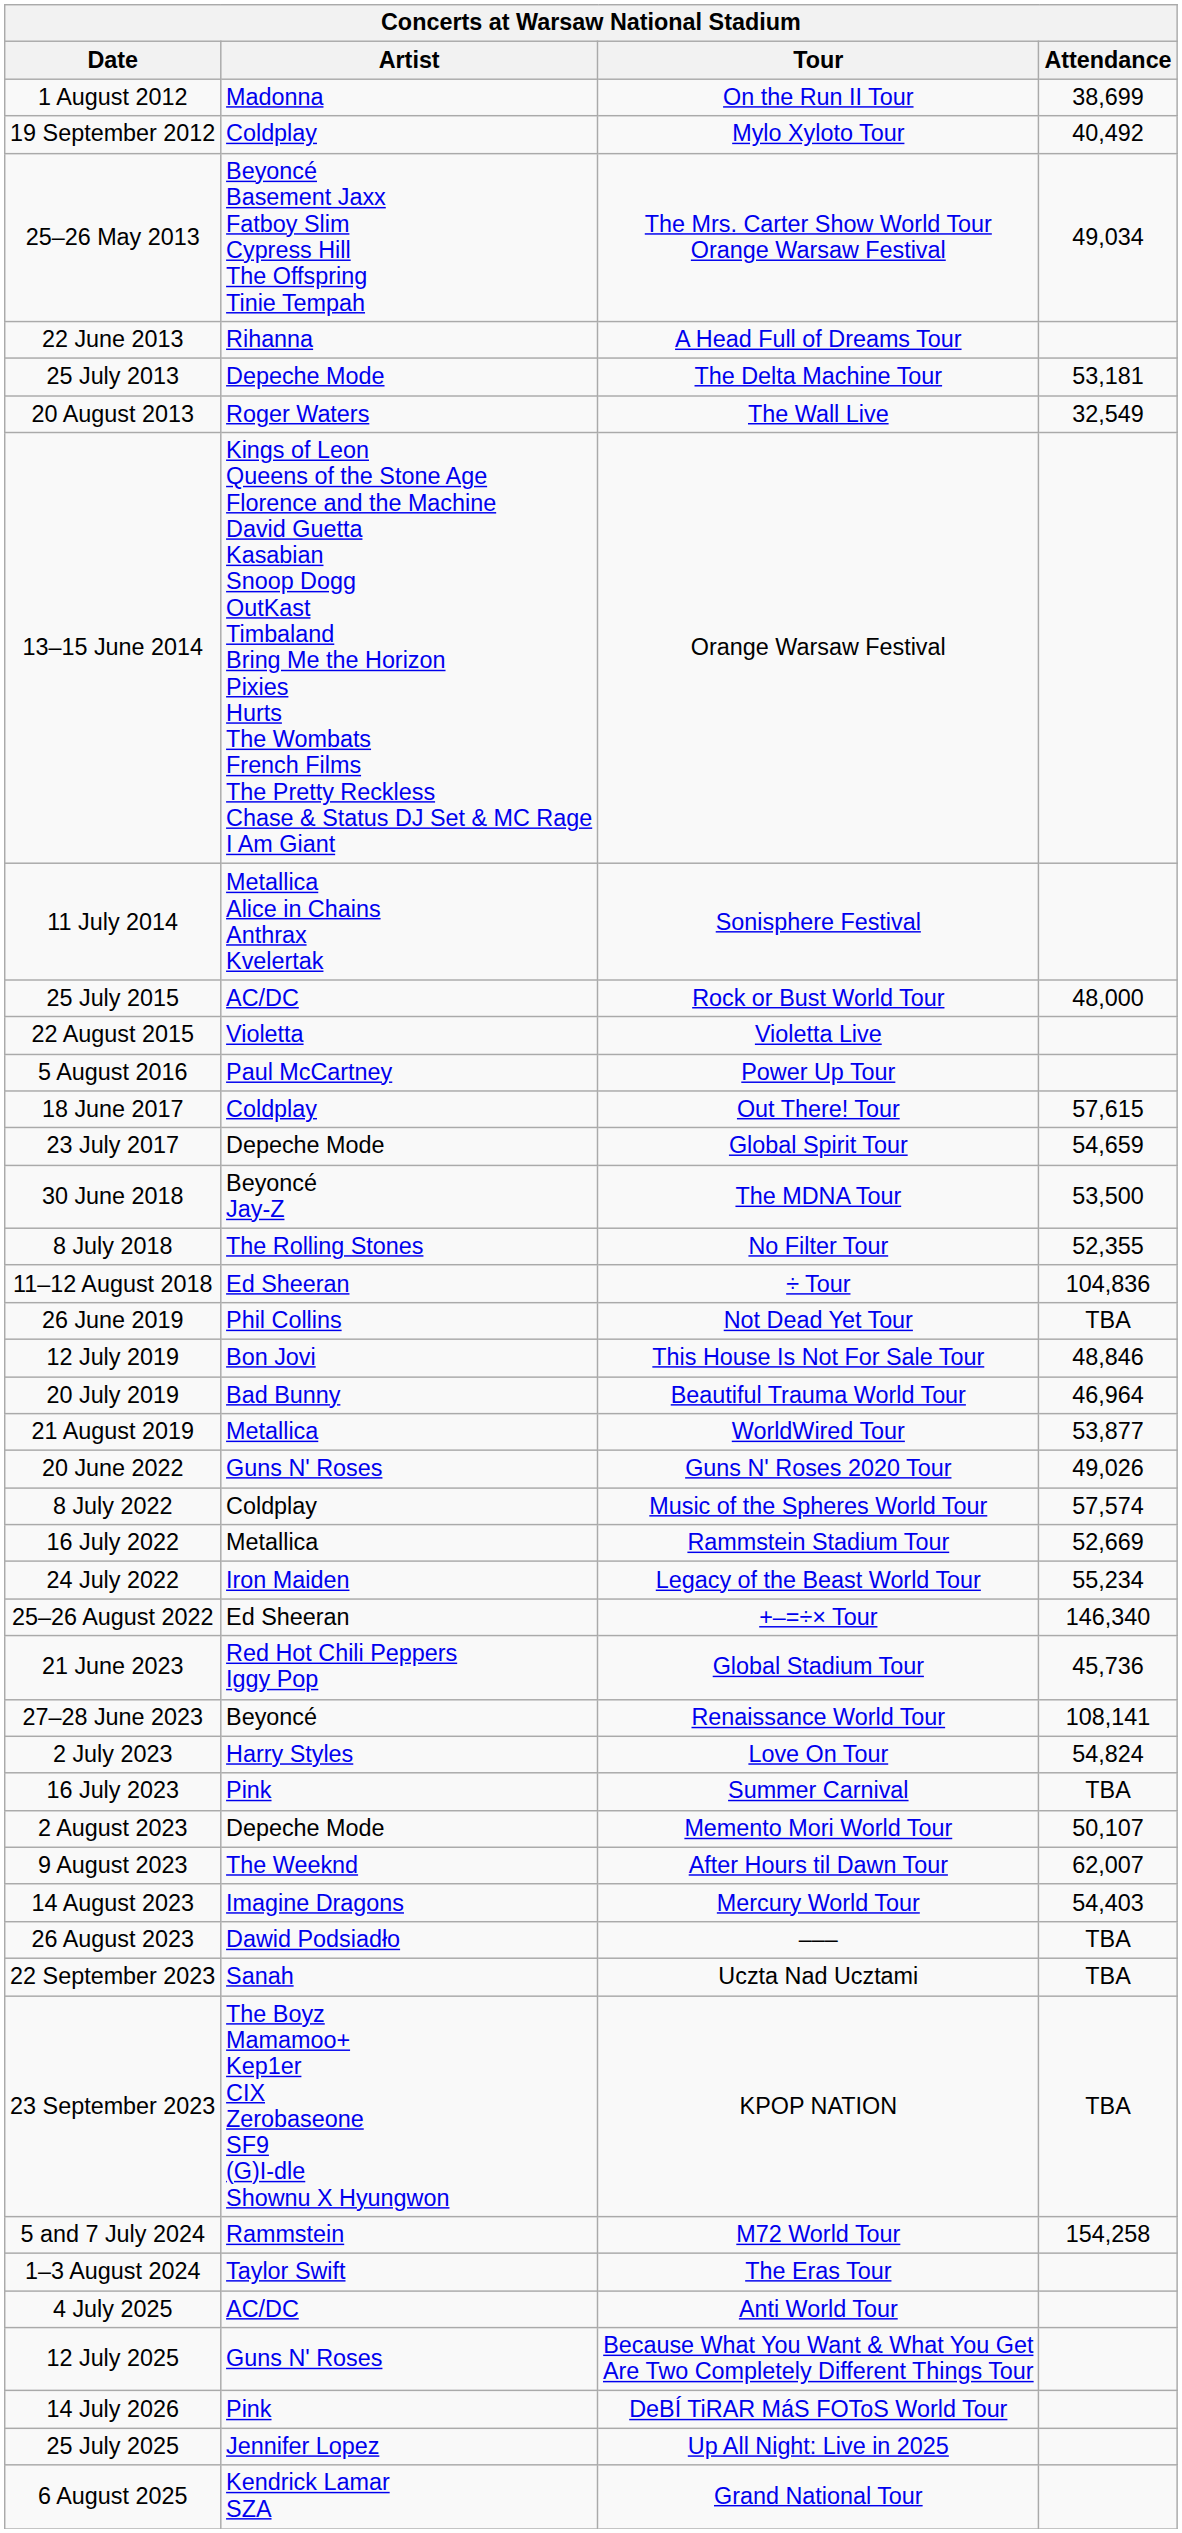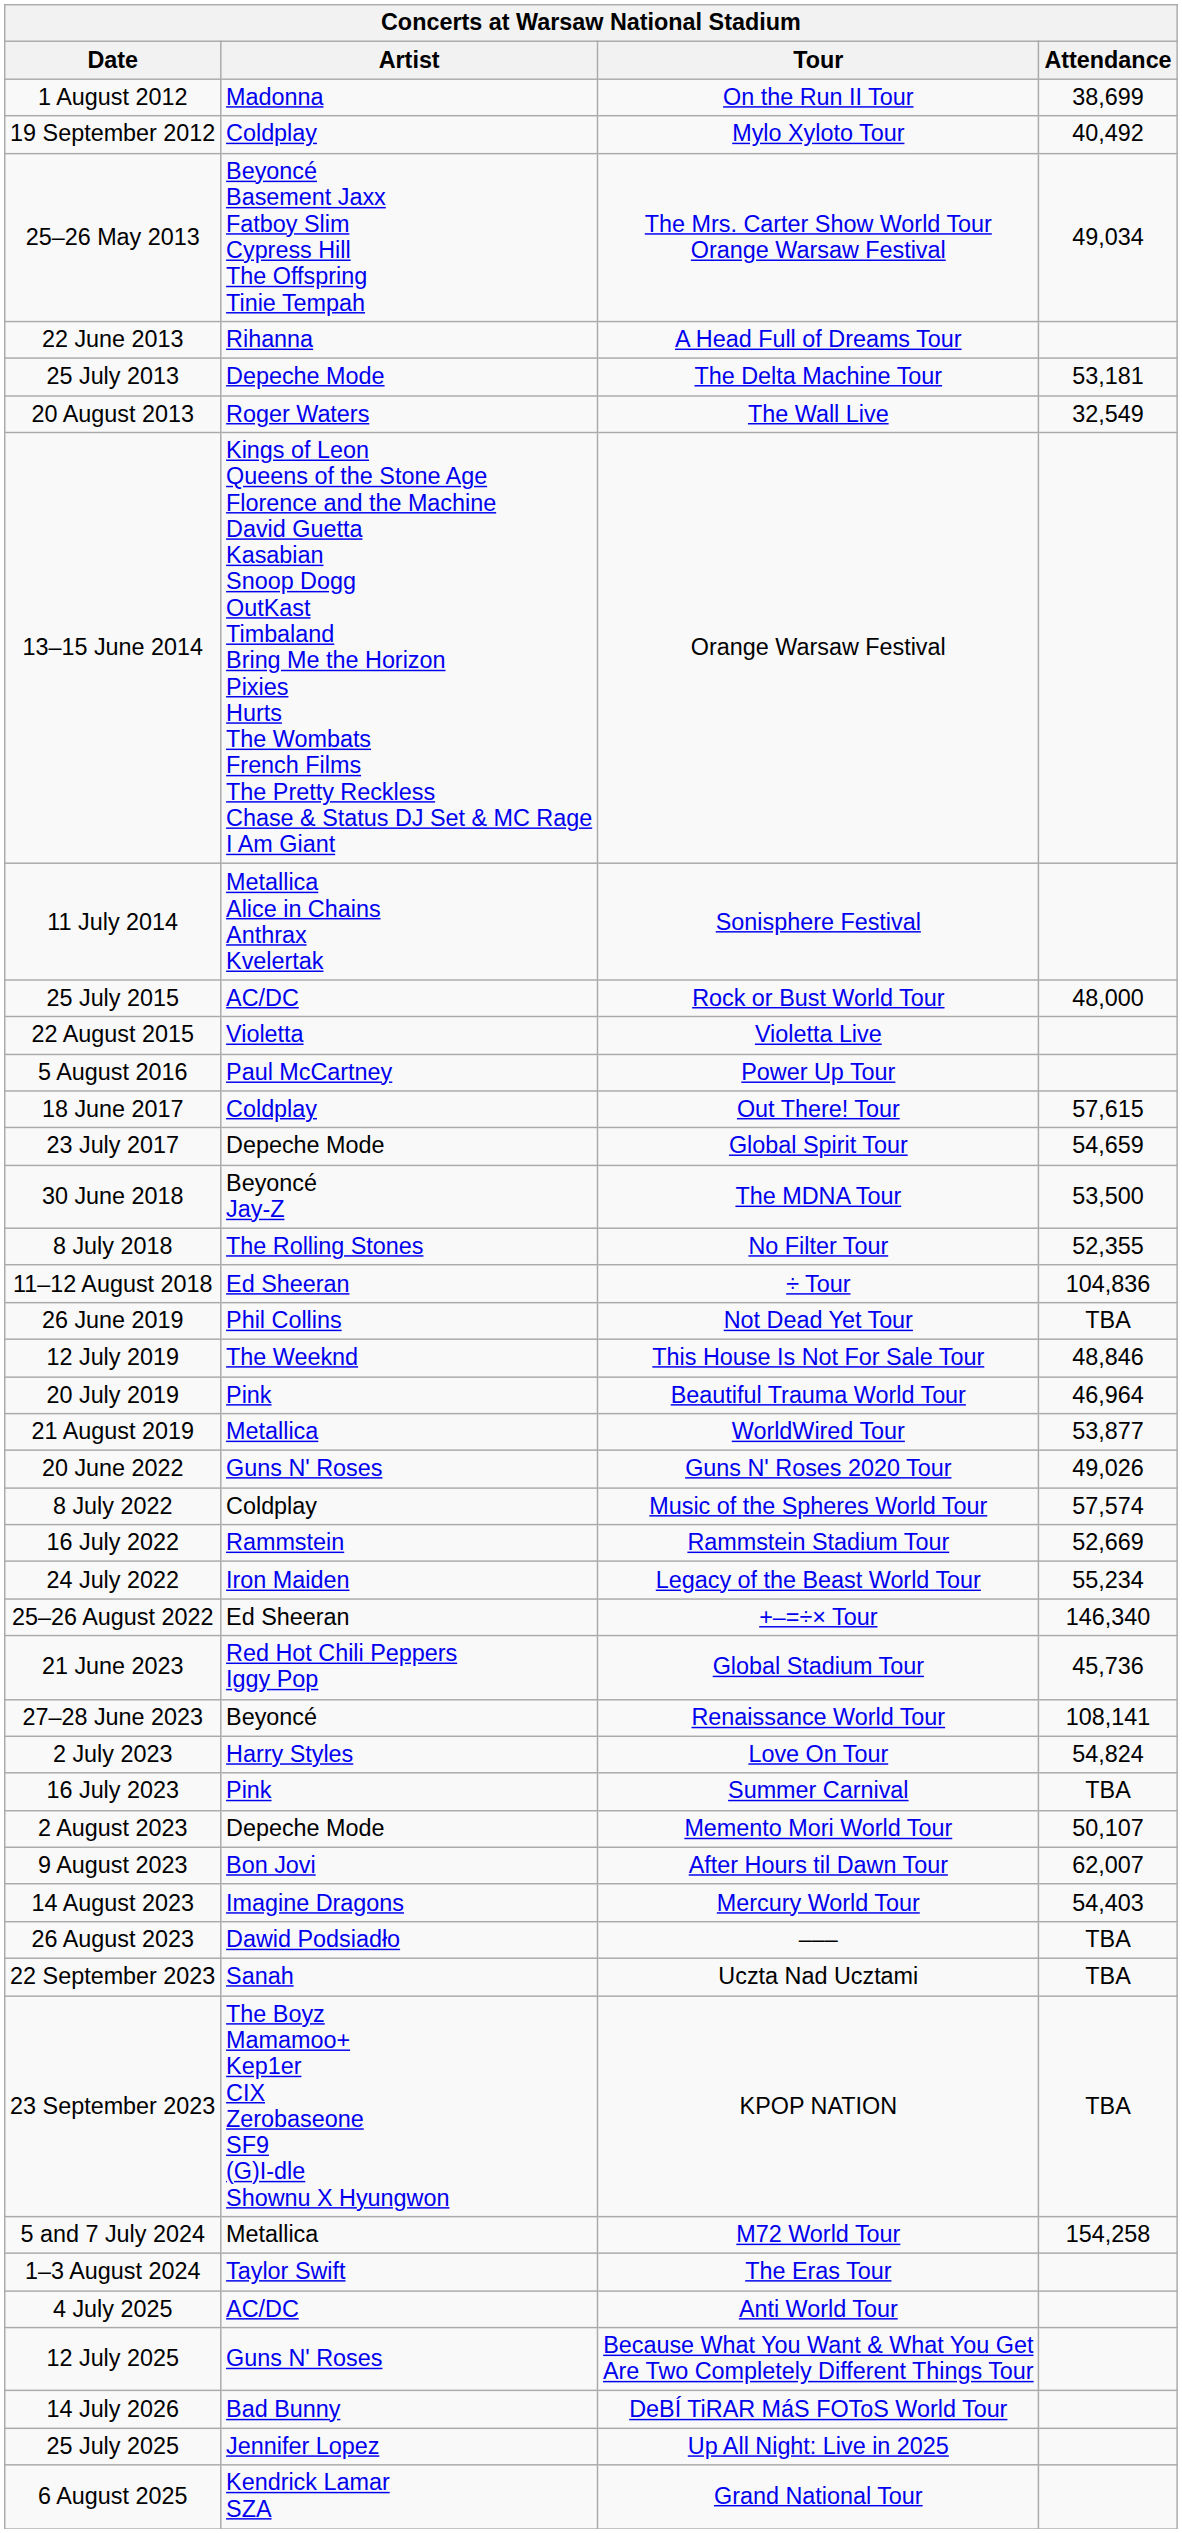(271, 1357) Bon Jovi -> (292, 1357) The Weeknd
(283, 1394) Bad Bunny -> (249, 1394) Pink
(272, 1542) Metallica -> (285, 1542) Rammstein
(292, 1865) The Weeknd -> (271, 1865) Bon Jovi
(285, 2234) Rammstein -> (272, 2234) Metallica
(249, 2409) Pink -> (283, 2409) Bad Bunny
